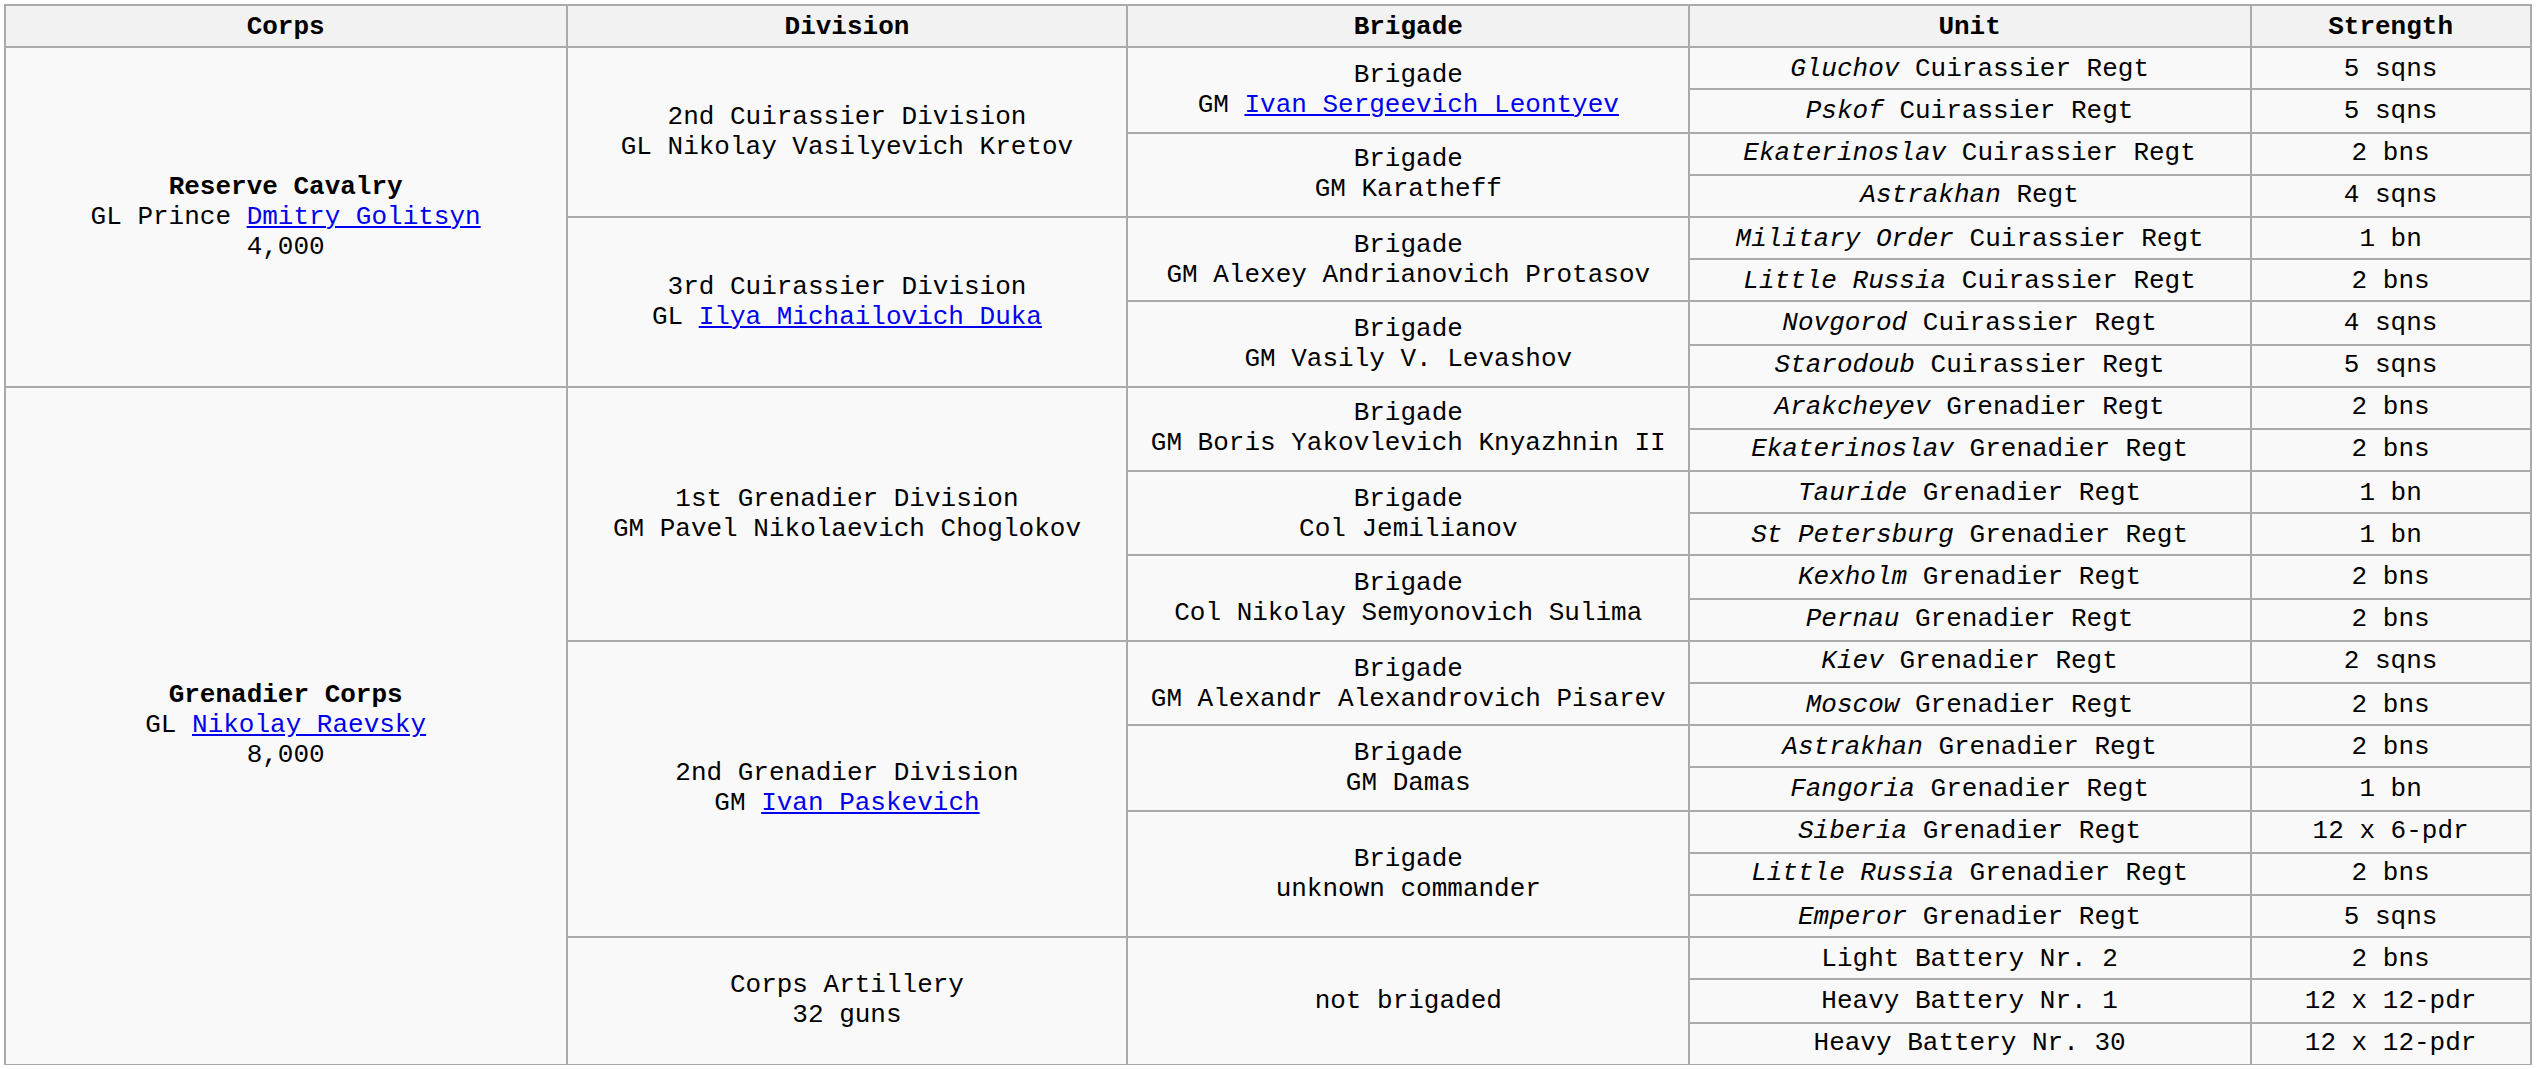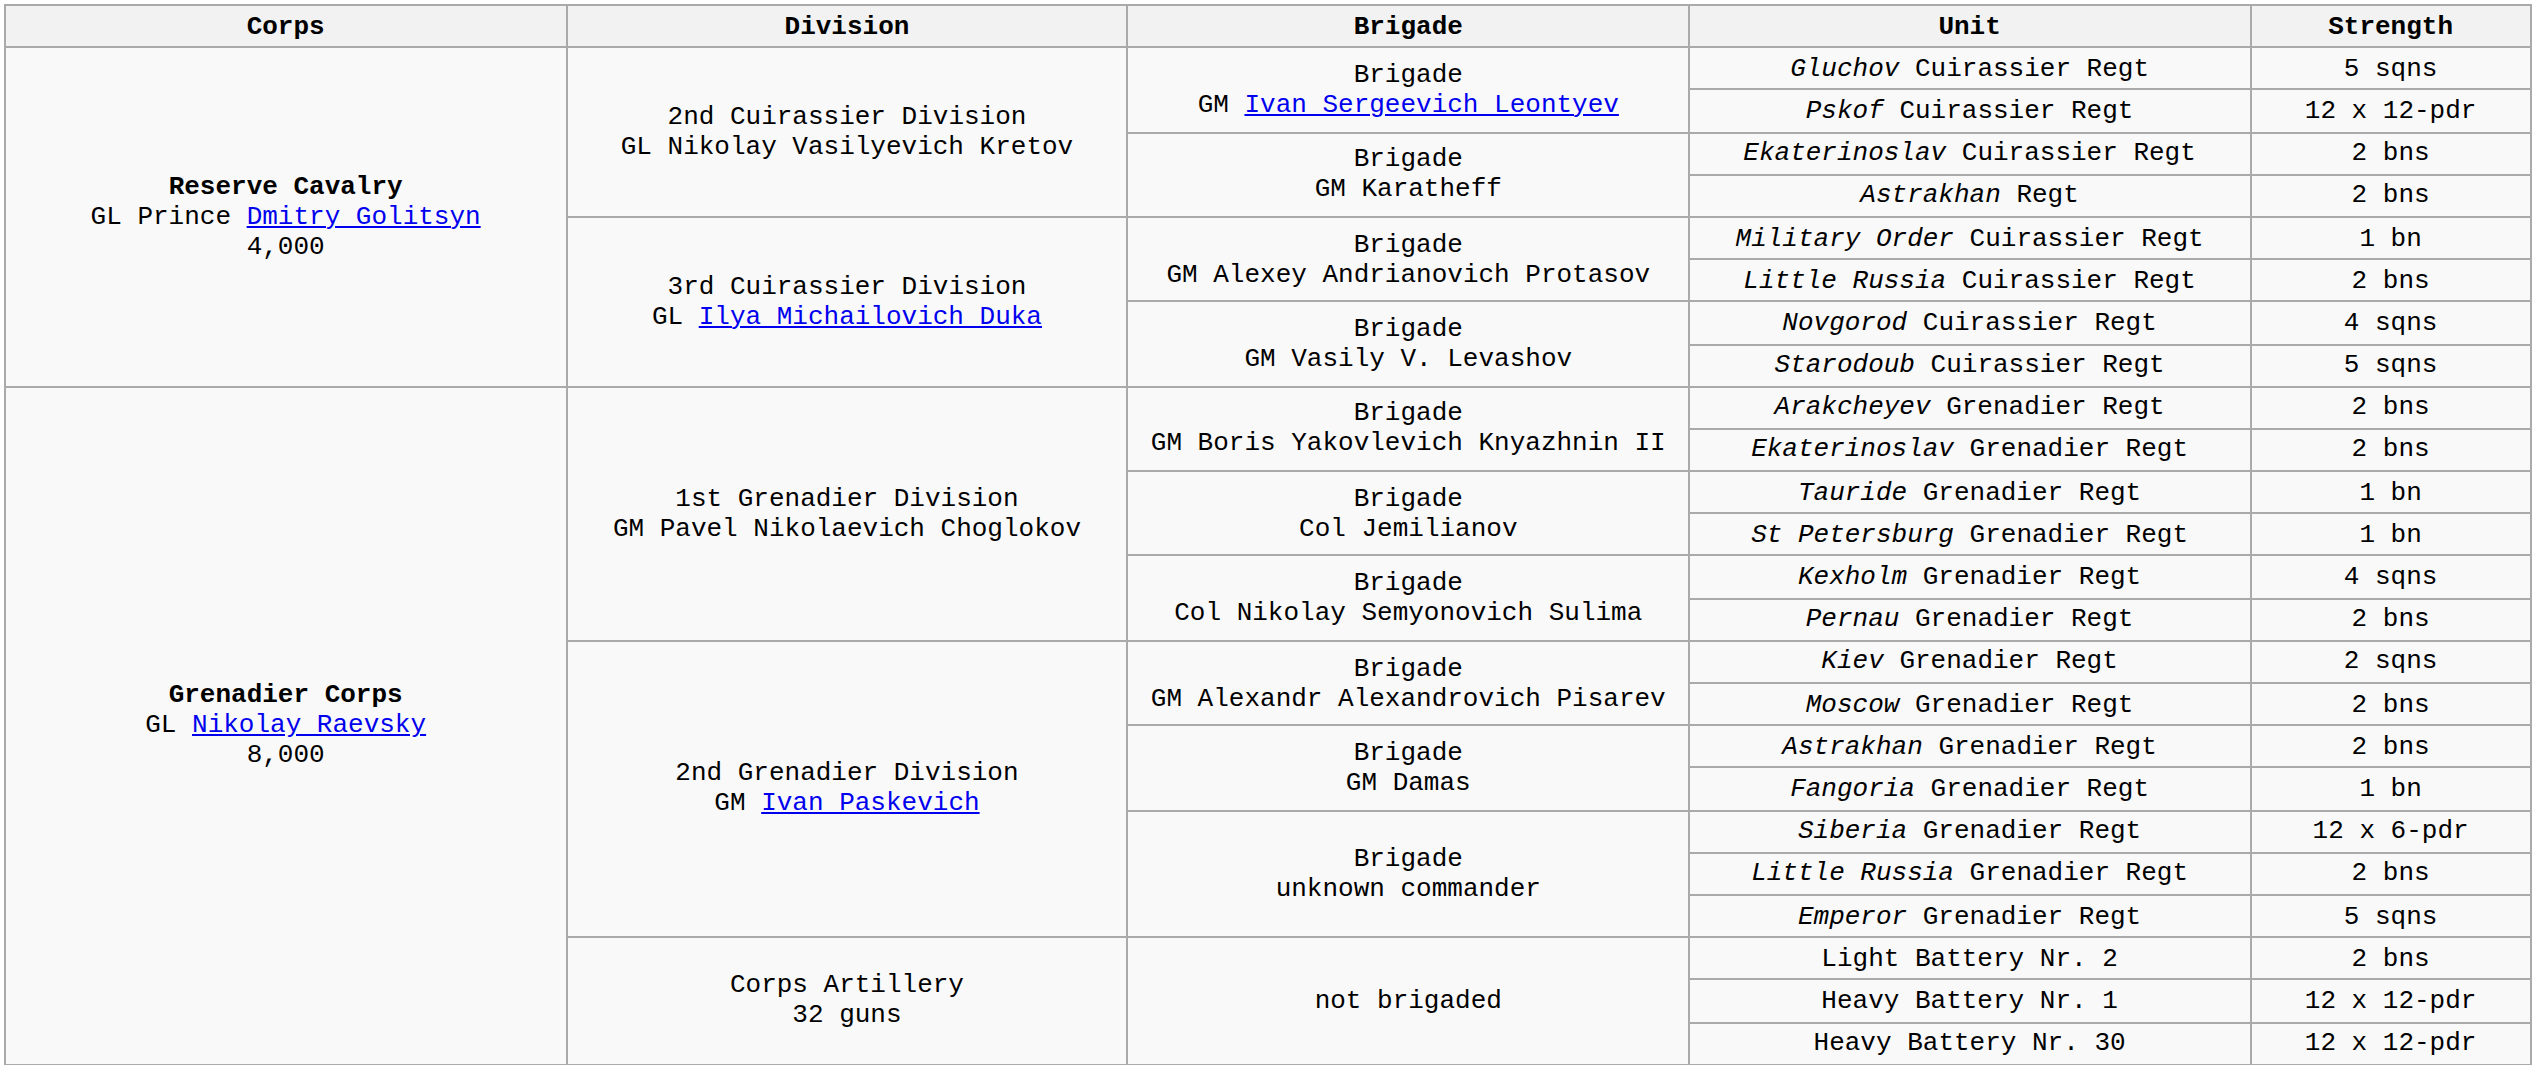(2391, 111) 5 sqns -> (2391, 111) 12 x 12-pdr
(2391, 196) 4 sqns -> (2391, 196) 2 bns
(2391, 577) 2 bns -> (2391, 577) 4 sqns
